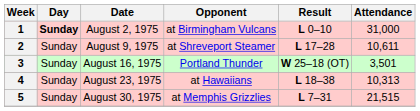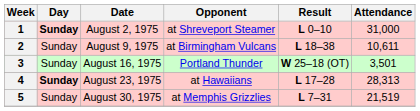(221, 30) at Birmingham Vulcans -> (221, 30) at Shreveport Steamer
(221, 47) at Shreveport Steamer -> (221, 47) at Birmingham Vulcans
(315, 47) L 17–28 -> (315, 47) L 18–38
(59, 81) normal -> (59, 81) bold
(315, 81) L 18–38 -> (315, 81) L 17–28
(383, 81) 10,313 -> (383, 81) 28,313
(383, 98) 21,515 -> (383, 98) 21,519
